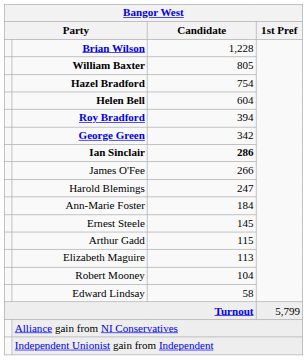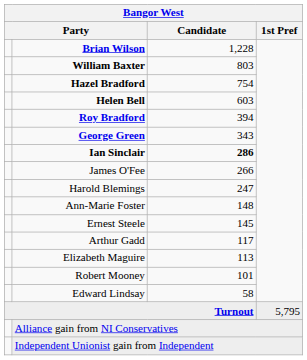(245, 65) 805 -> (245, 65) 803
(245, 100) 604 -> (245, 100) 603
(245, 135) 342 -> (245, 135) 343
(245, 205) 184 -> (245, 205) 148
(245, 240) 115 -> (245, 240) 117
(245, 275) 104 -> (245, 275) 101
(288, 310) 5,799 -> (288, 310) 5,795
